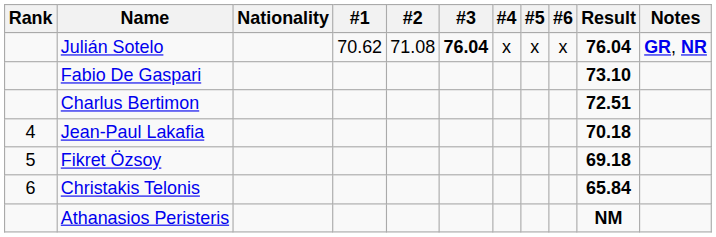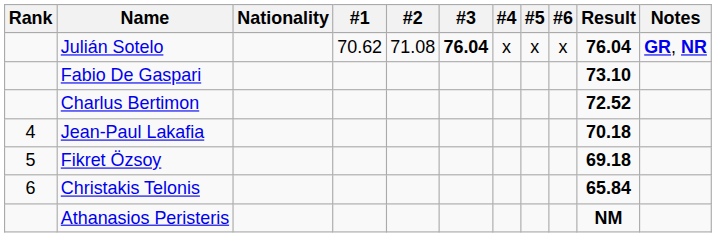(609, 103) 72.51 -> (609, 103) 72.52
